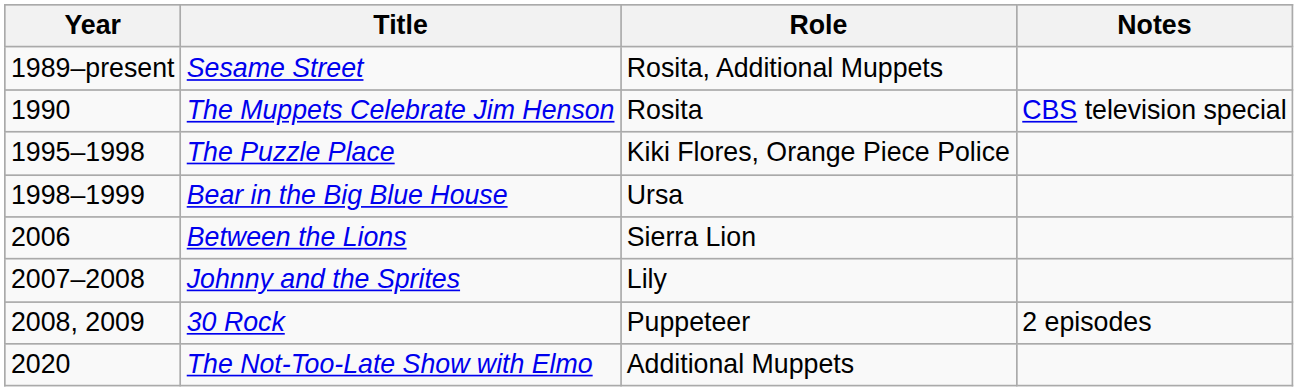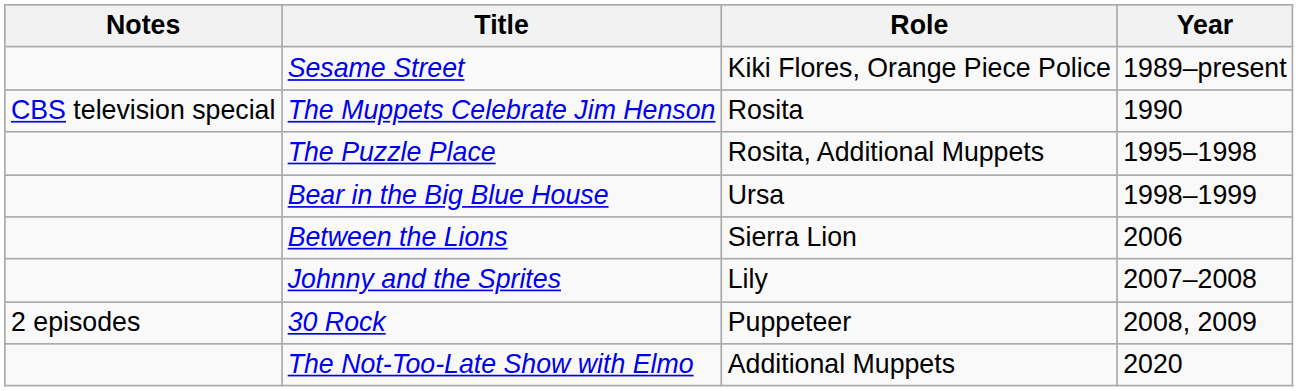columns swapped: (93, 25) <-> (1154, 25)
(785, 68) Rosita, Additional Muppets -> (919, 68) Kiki Flores, Orange Piece Police
(818, 152) Kiki Flores, Orange Piece Police -> (886, 152) Rosita, Additional Muppets
